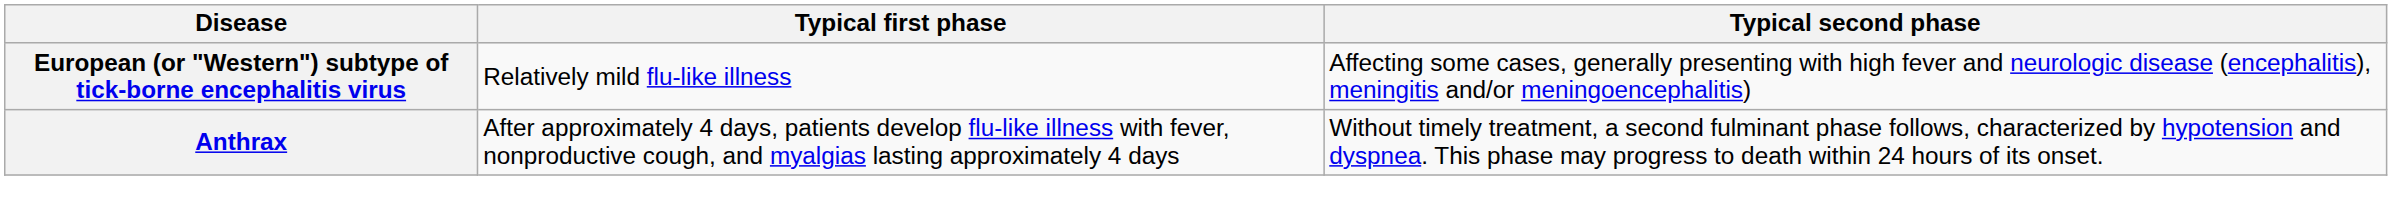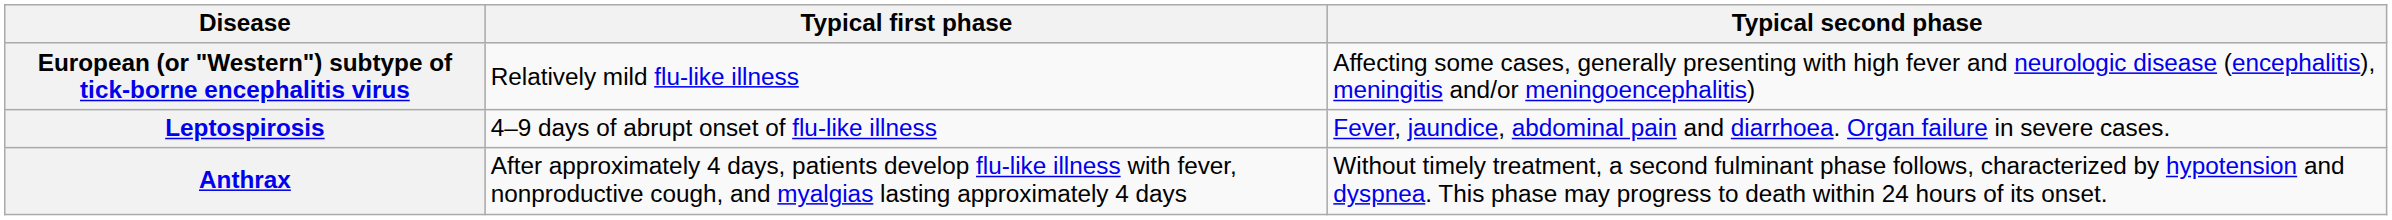+ row: (245, 128)
